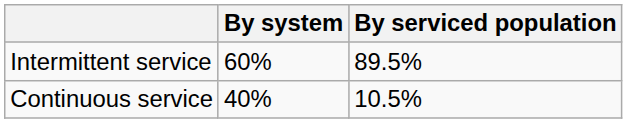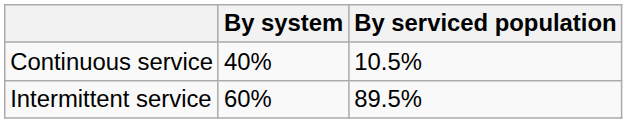rows swapped: (112, 99) <-> (111, 61)
